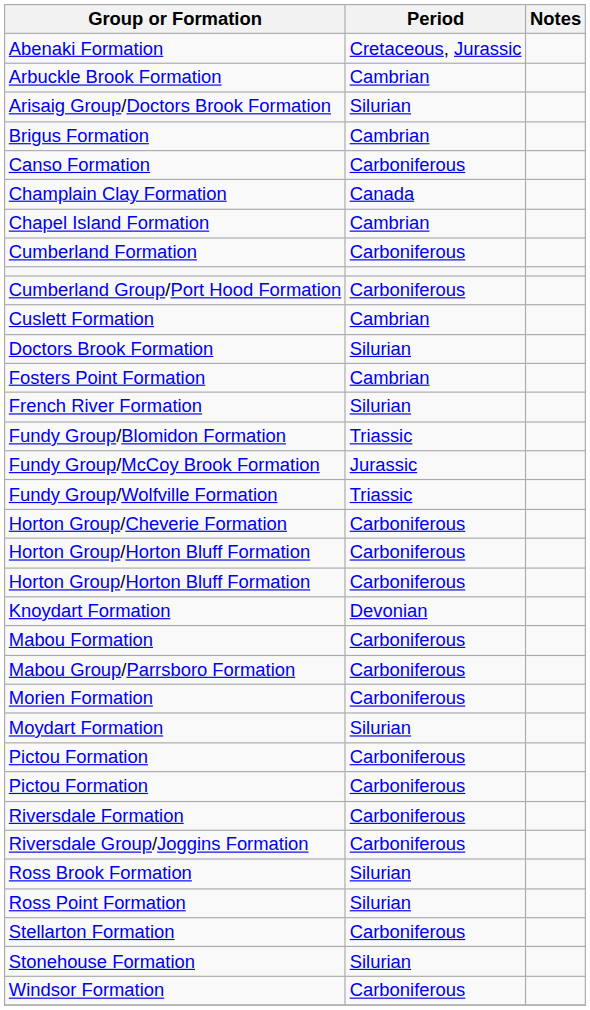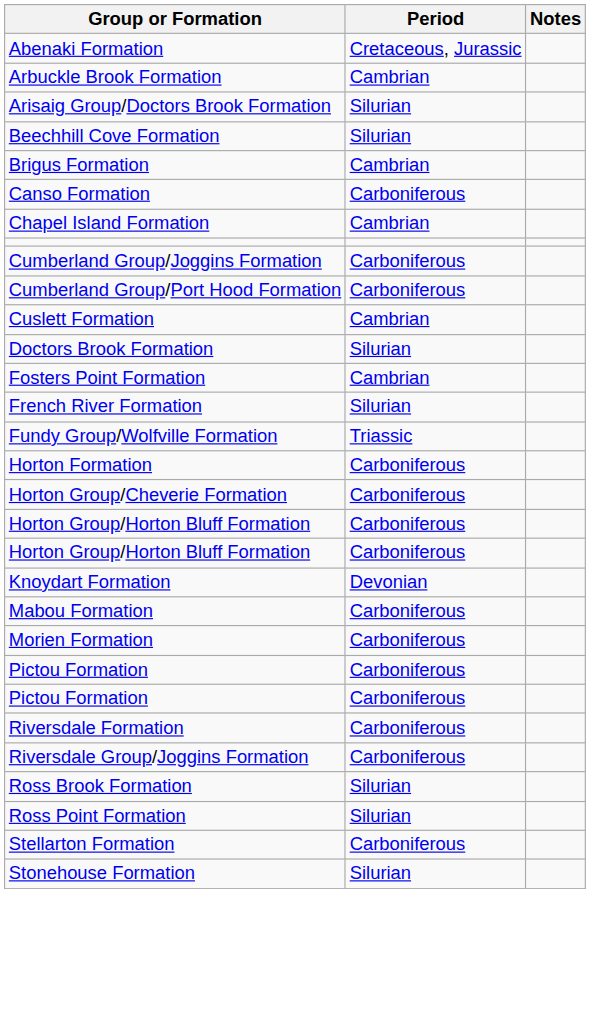+ row: (114, 135)
- row: (118, 194)
- row: (103, 252)
+ row: (165, 261)
- row: (147, 436)
- row: (164, 465)
+ row: (80, 465)
- row: (152, 669)
- row: (86, 727)
- row: (87, 990)
